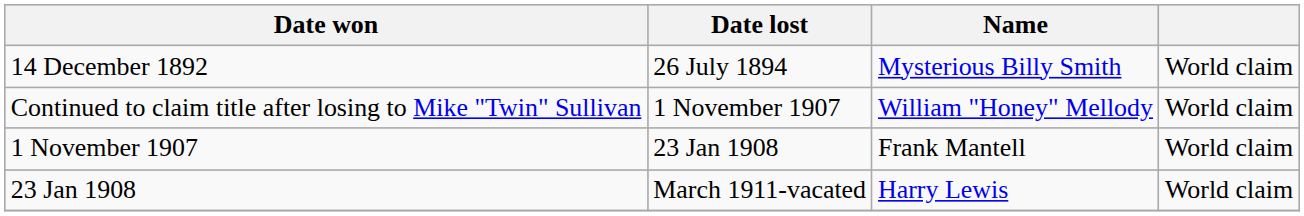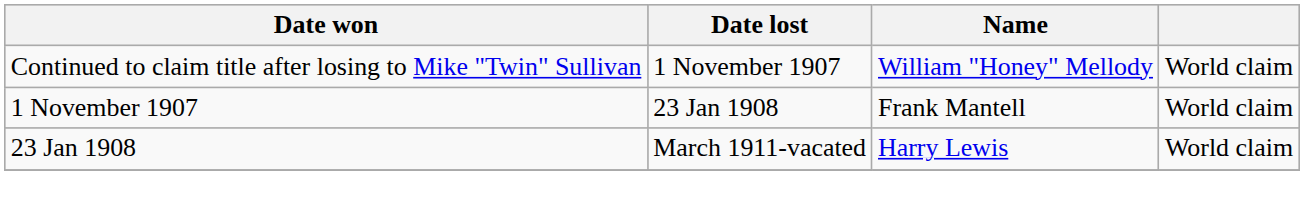- row: (109, 66)
